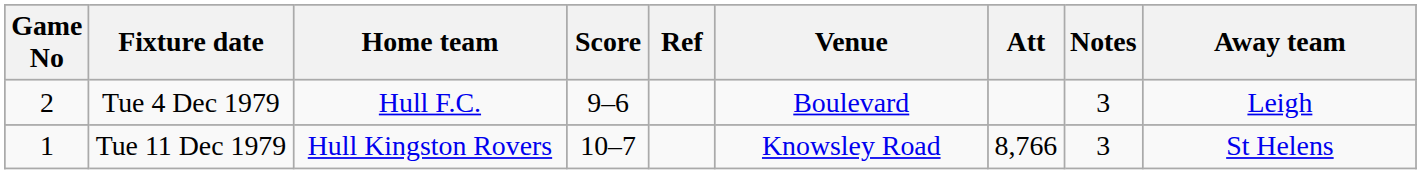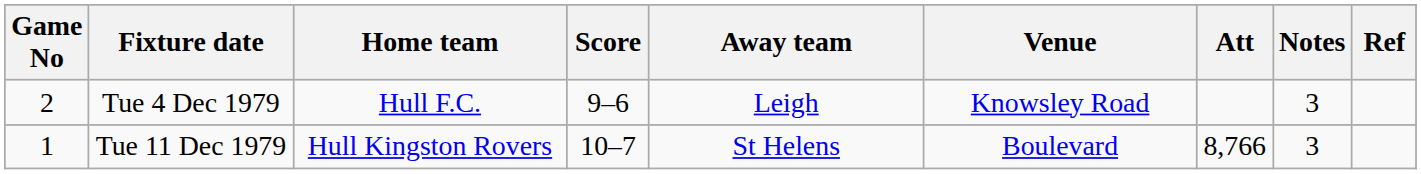columns swapped: (1280, 42) <-> (682, 42)
(851, 102) Boulevard -> (1060, 102) Knowsley Road
(851, 146) Knowsley Road -> (1060, 146) Boulevard
